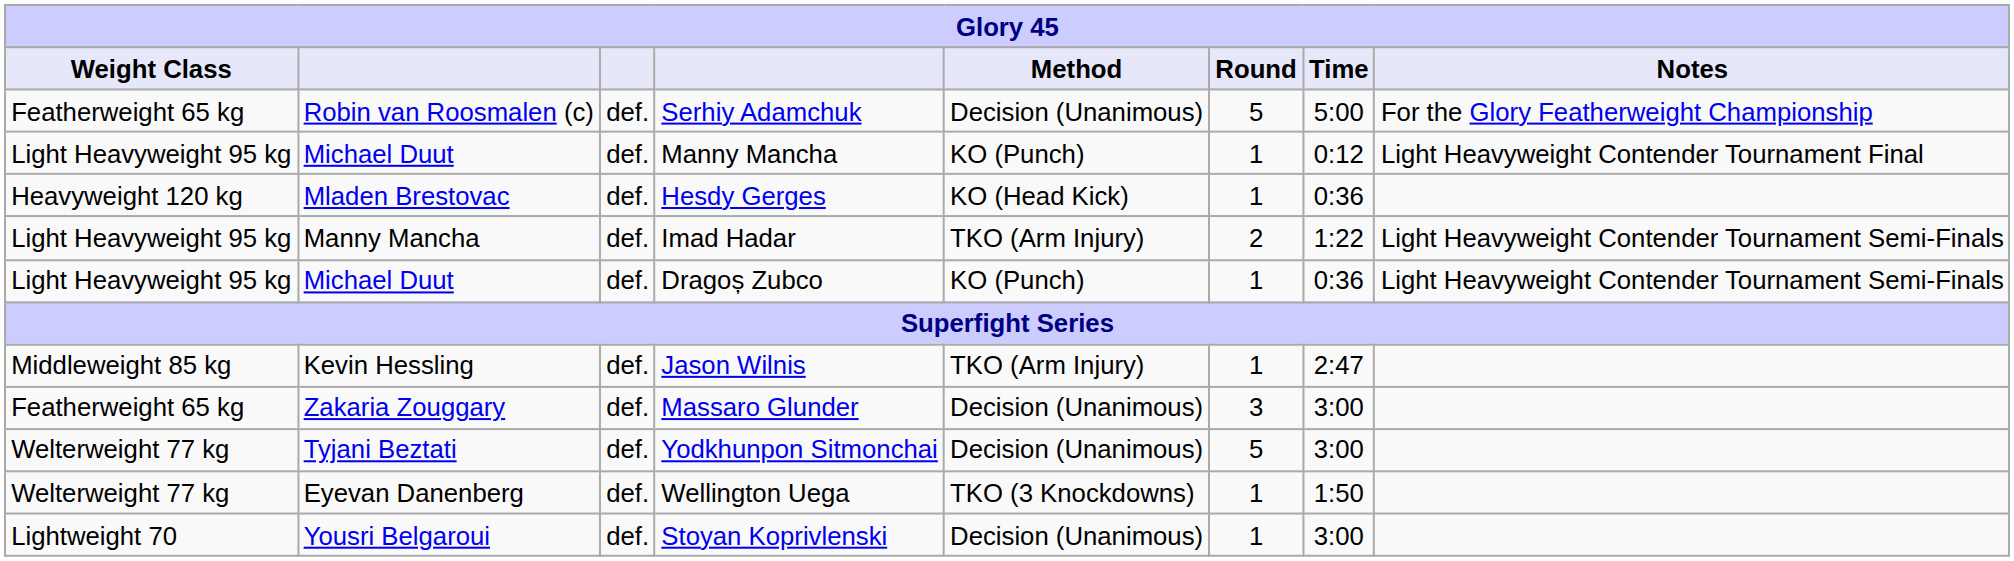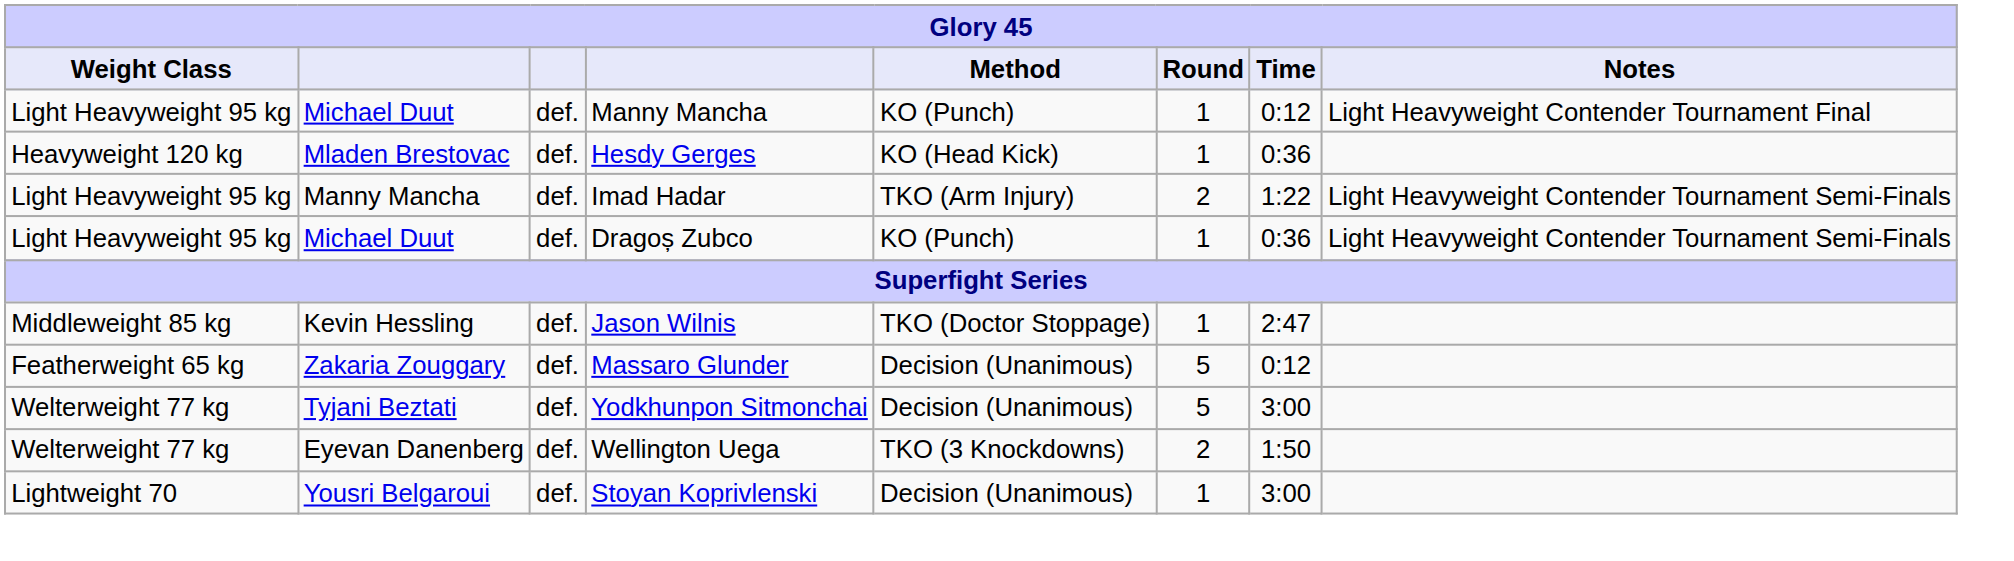- row: (761, 111)
(1047, 365) TKO (Arm Injury) -> (1015, 323) TKO (Doctor Stoppage)
(1256, 408) 3 -> (1203, 365) 5
(1339, 408) 3:00 -> (1286, 365) 0:12
(1256, 492) 1 -> (1203, 450) 2
